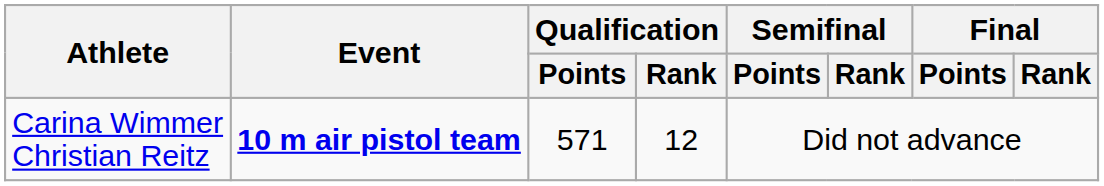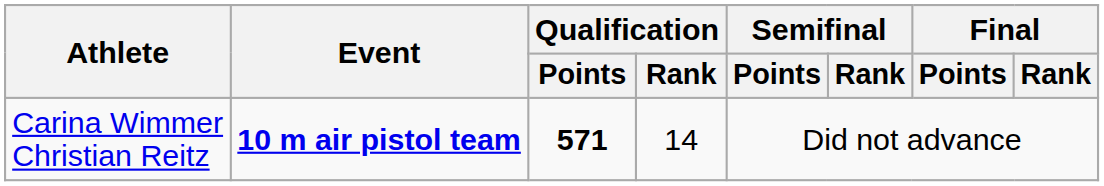(582, 140) normal -> (582, 140) bold
(681, 140) 12 -> (681, 140) 14
